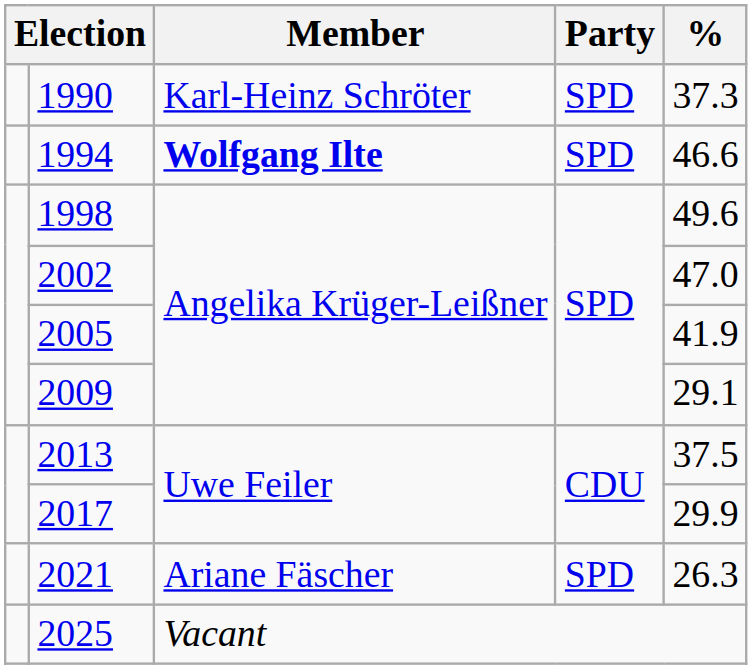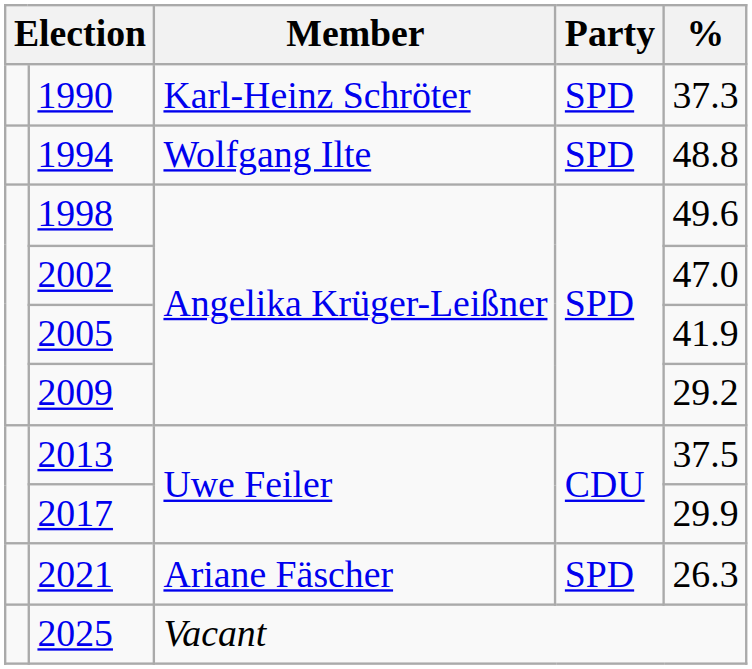(273, 154) bold -> (267, 154) normal
(705, 154) 46.6 -> (705, 154) 48.8
(705, 393) 29.1 -> (705, 393) 29.2
